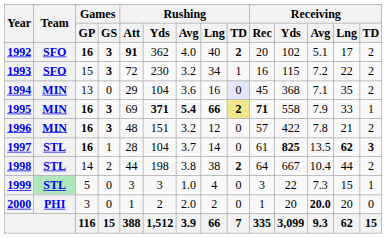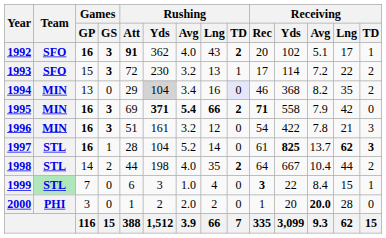(214, 52) 40 -> (214, 52) 43
(371, 52) 2 -> (371, 52) 1
(214, 71) 34 -> (214, 71) 13
(262, 71) 16 -> (262, 71) 17
(291, 71) 115 -> (291, 71) 114
(160, 90) no background -> (160, 90) lightgrey background
(189, 90) 3.6 -> (189, 90) 3.4
(262, 90) 45 -> (262, 90) 46
(320, 90) 7.1 -> (320, 90) 8.2
(239, 109) khaki background -> (239, 109) no background
(347, 109) 33 -> (347, 109) 42
(371, 109) 1 -> (371, 109) 0
(132, 128) 48 -> (132, 128) 51
(160, 128) 151 -> (160, 128) 161
(262, 128) 57 -> (262, 128) 54
(371, 128) 2 -> (371, 128) 3
(189, 147) 3.7 -> (189, 147) 5.2
(320, 147) 13.5 -> (320, 147) 13.7
(189, 166) 3.8 -> (189, 166) 4.0
(214, 166) 38 -> (214, 166) 35
(87, 185) 5 -> (87, 185) 7
(132, 185) 3 -> (132, 185) 6
(262, 185) normal -> (262, 185) bold
(320, 185) 7.3 -> (320, 185) 8.4
(347, 204) 20 -> (347, 204) 28
